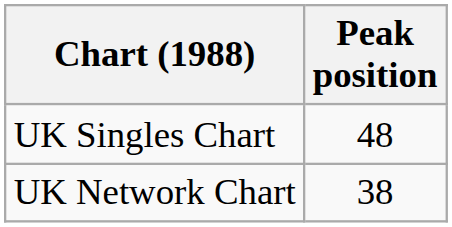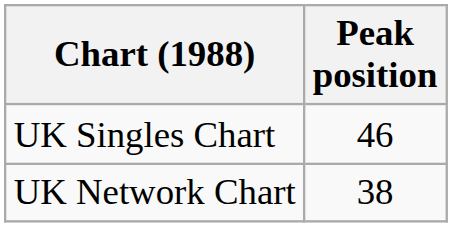(375, 133) 48 -> (375, 133) 46
